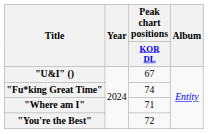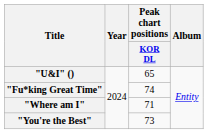(149, 74) 67 -> (149, 74) 65
(149, 120) 72 -> (149, 120) 73
